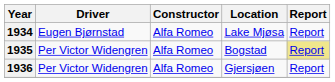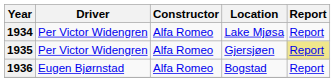(81, 32) Eugen Bjørnstad -> (93, 32) Per Victor Widengren
(246, 50) Bogstad -> (249, 50) Gjersjøen
(93, 69) Per Victor Widengren -> (81, 69) Eugen Bjørnstad
(249, 69) Gjersjøen -> (246, 69) Bogstad
